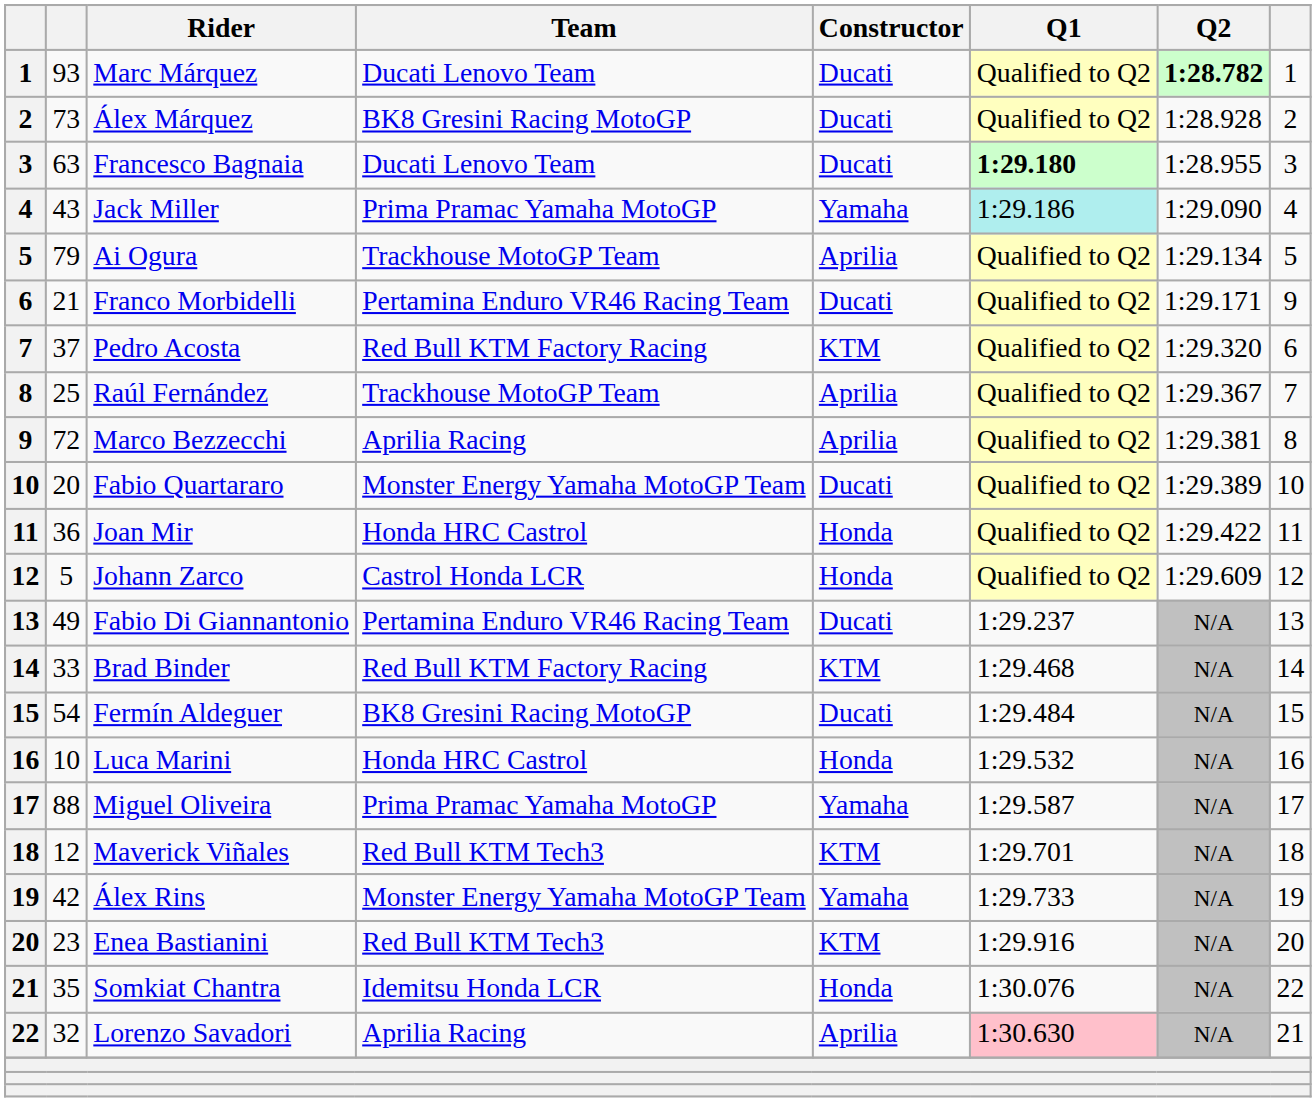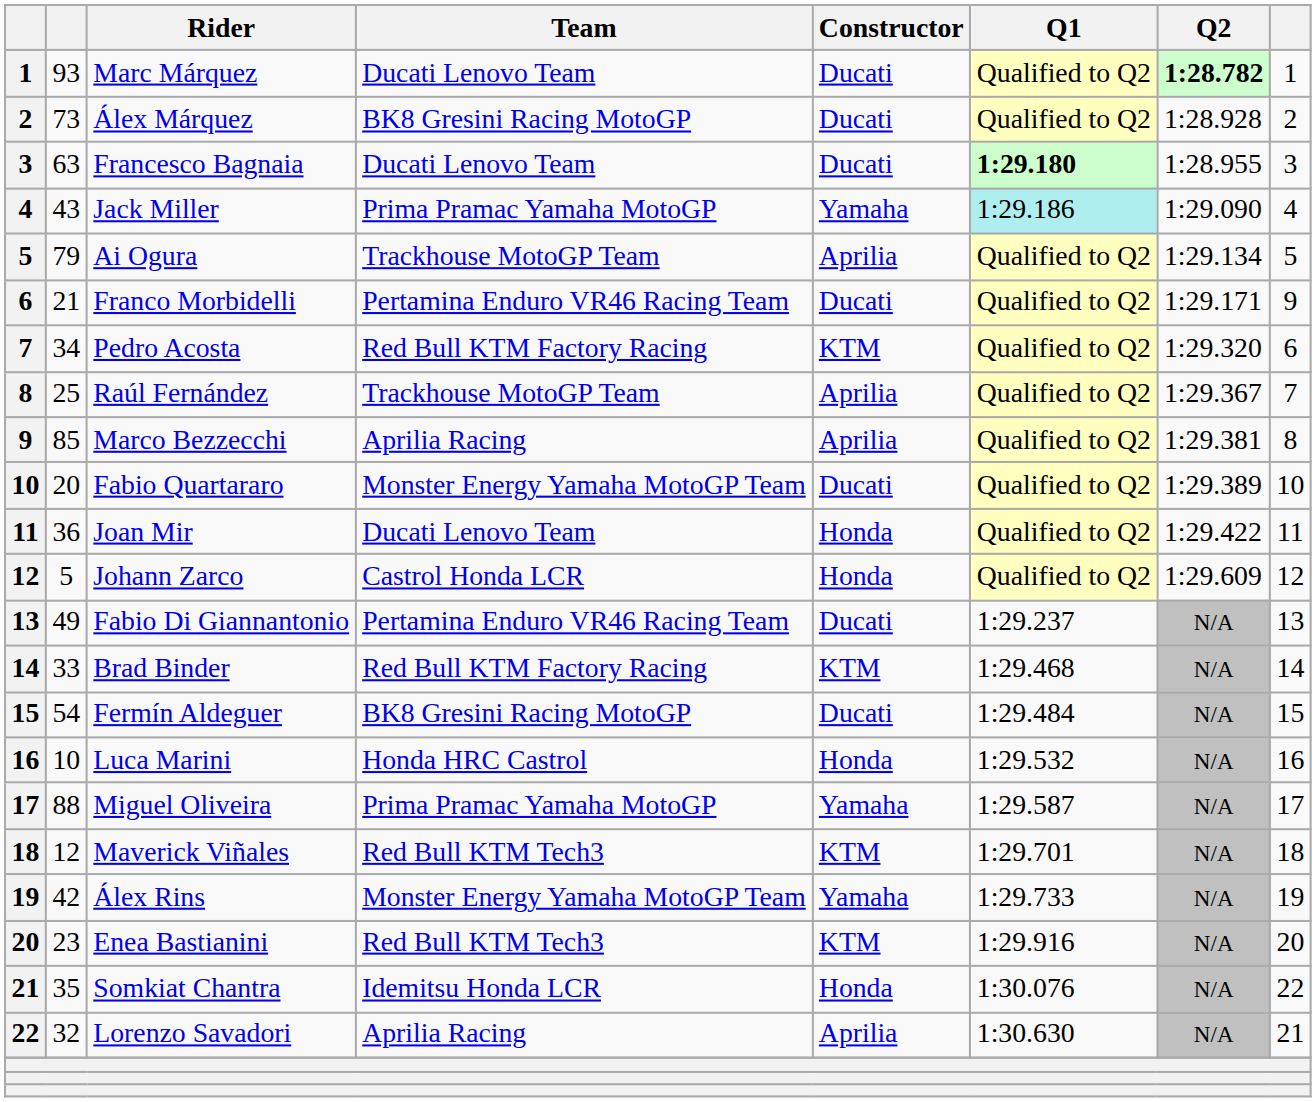(66, 347) 37 -> (66, 347) 34
(66, 438) 72 -> (66, 438) 85
(475, 530) Honda HRC Castrol -> (479, 530) Ducati Lenovo Team
(1026, 1033) pink background -> (1026, 1033) no background
